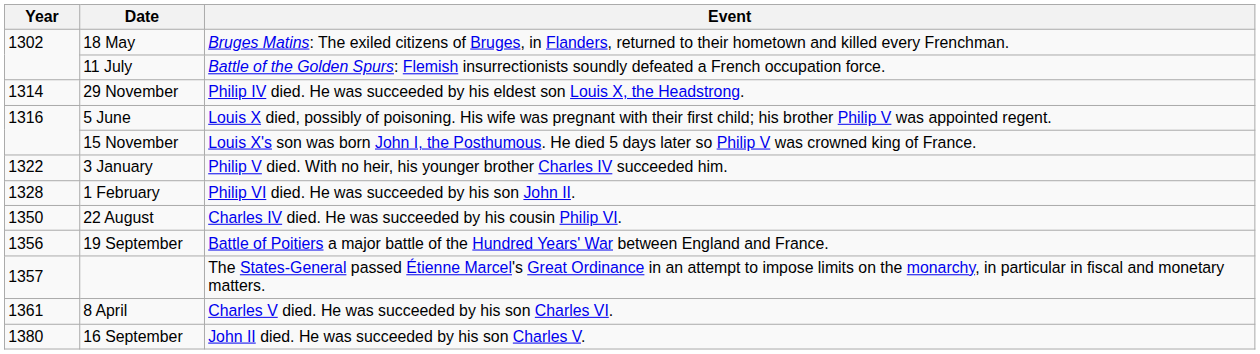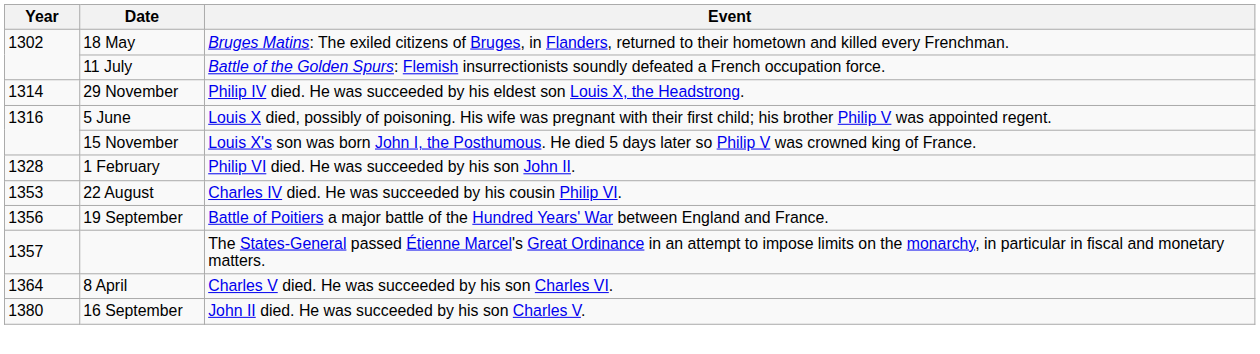- row: (118, 167)
(26, 218) 1350 -> (26, 192) 1353
(26, 311) 1361 -> (26, 286) 1364
